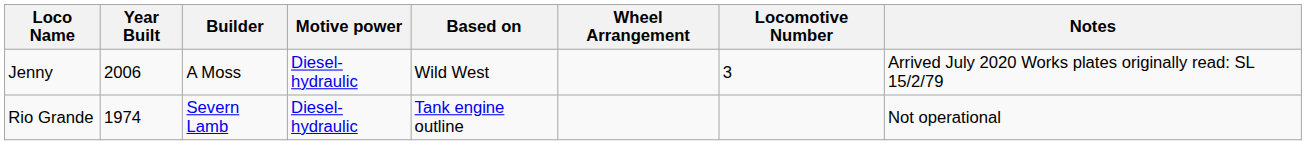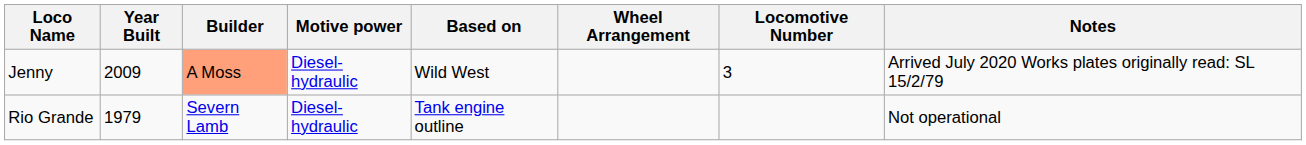(123, 72) 2006 -> (123, 72) 2009
(214, 72) no background -> (214, 72) lightsalmon background
(123, 117) 1974 -> (123, 117) 1979
